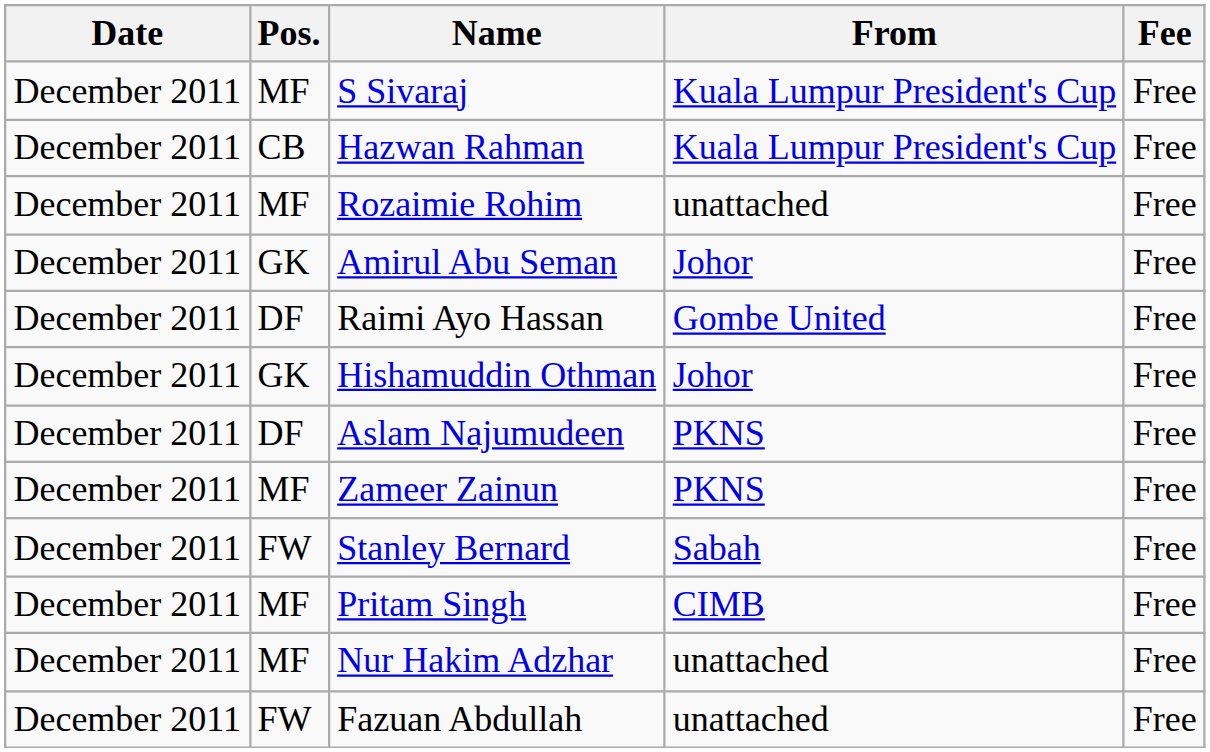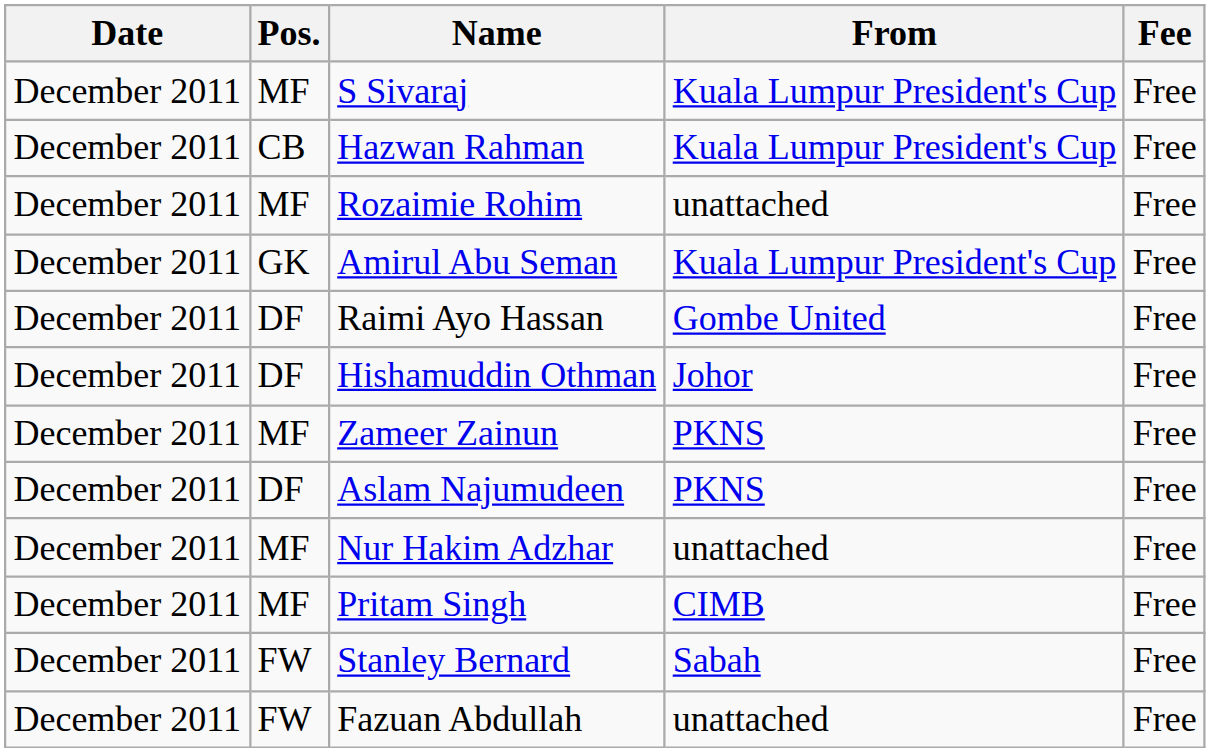(713, 261) Johor -> (894, 261) Kuala Lumpur President's Cup
(284, 375) GK -> (281, 375) DF
rows swapped: (481, 432) <-> (448, 489)
rows swapped: (475, 661) <-> (454, 546)
